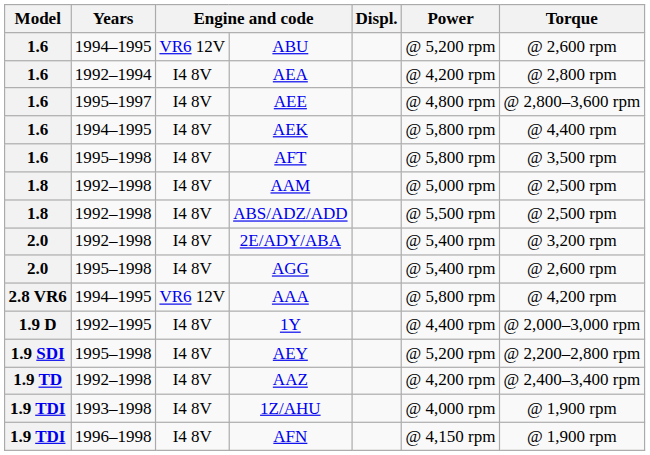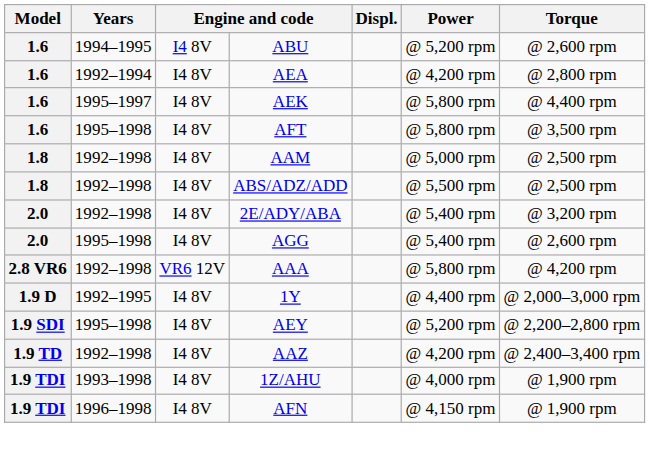(192, 45) VR6 12V -> (192, 45) I4 8V
- row: (290, 101)
(113, 129) 1994–1995 -> (113, 101) 1995–1997
(113, 296) 1994–1995 -> (113, 268) 1992–1998
